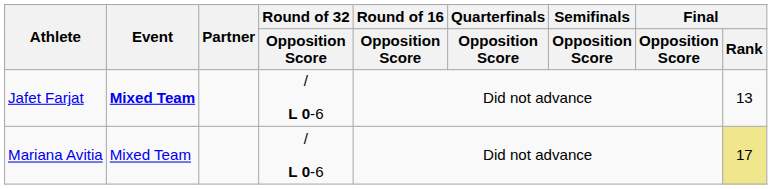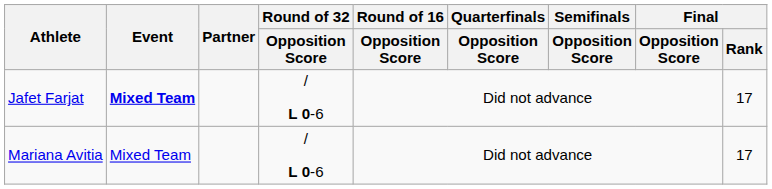(744, 98) 13 -> (744, 98) 17
(744, 156) khaki background -> (744, 156) no background
